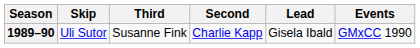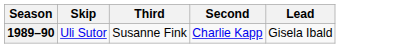- column: (375, 14)
